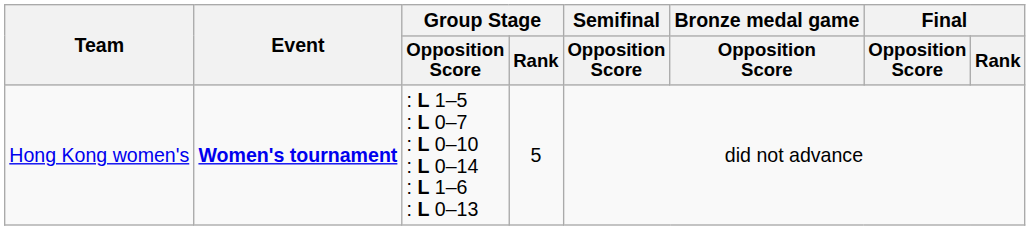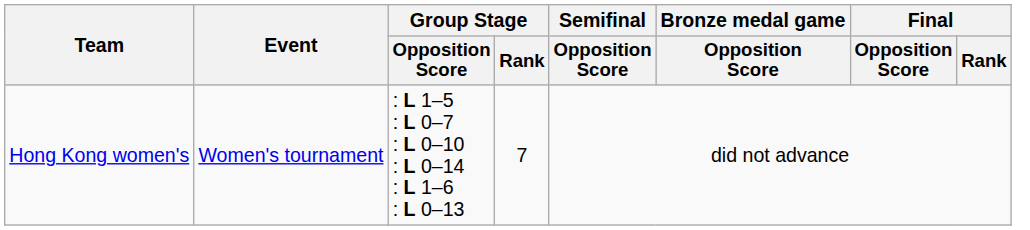(298, 155) bold -> (291, 155) normal
(536, 155) 5 -> (522, 155) 7
